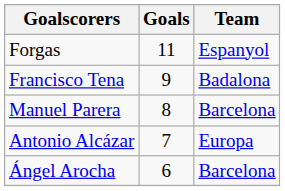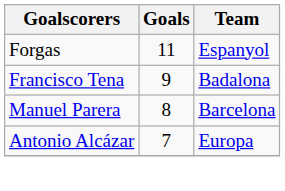- row: (62, 170)
